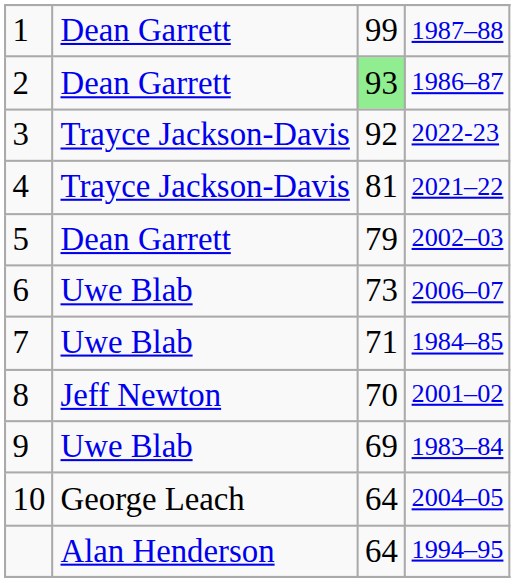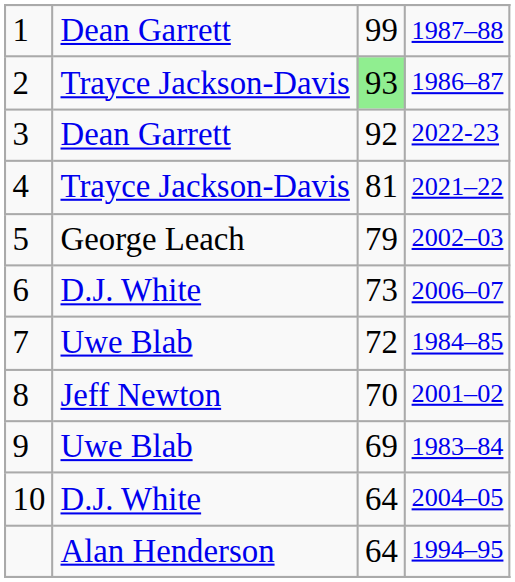(146, 82) Dean Garrett -> (205, 82) Trayce Jackson-Davis
(205, 134) Trayce Jackson-Davis -> (146, 134) Dean Garrett
(146, 238) Dean Garrett -> (153, 238) George Leach
(127, 290) Uwe Blab -> (131, 290) D.J. White
(381, 342) 71 -> (381, 342) 72
(153, 498) George Leach -> (131, 498) D.J. White
